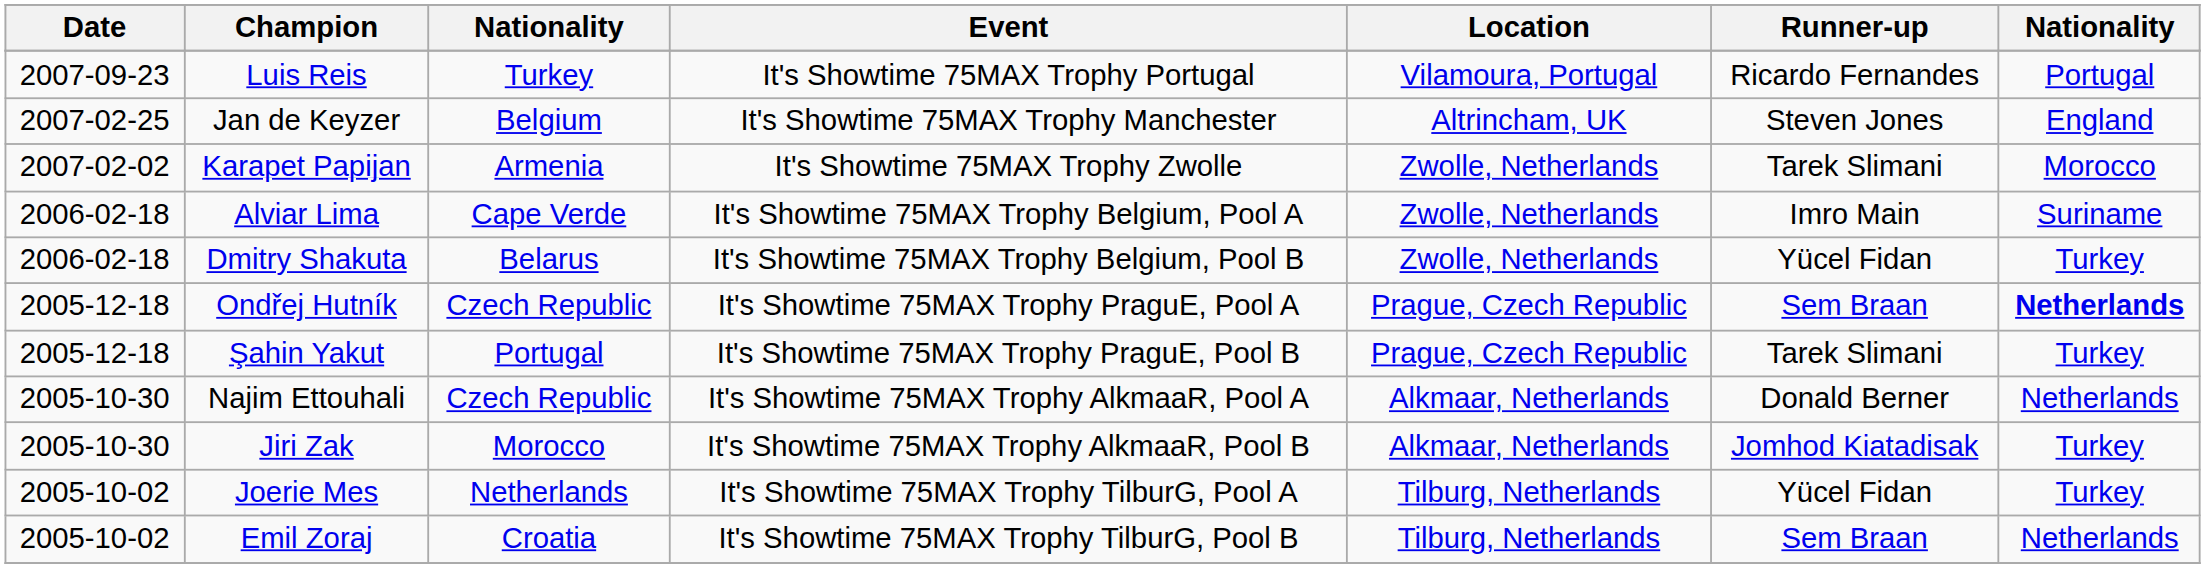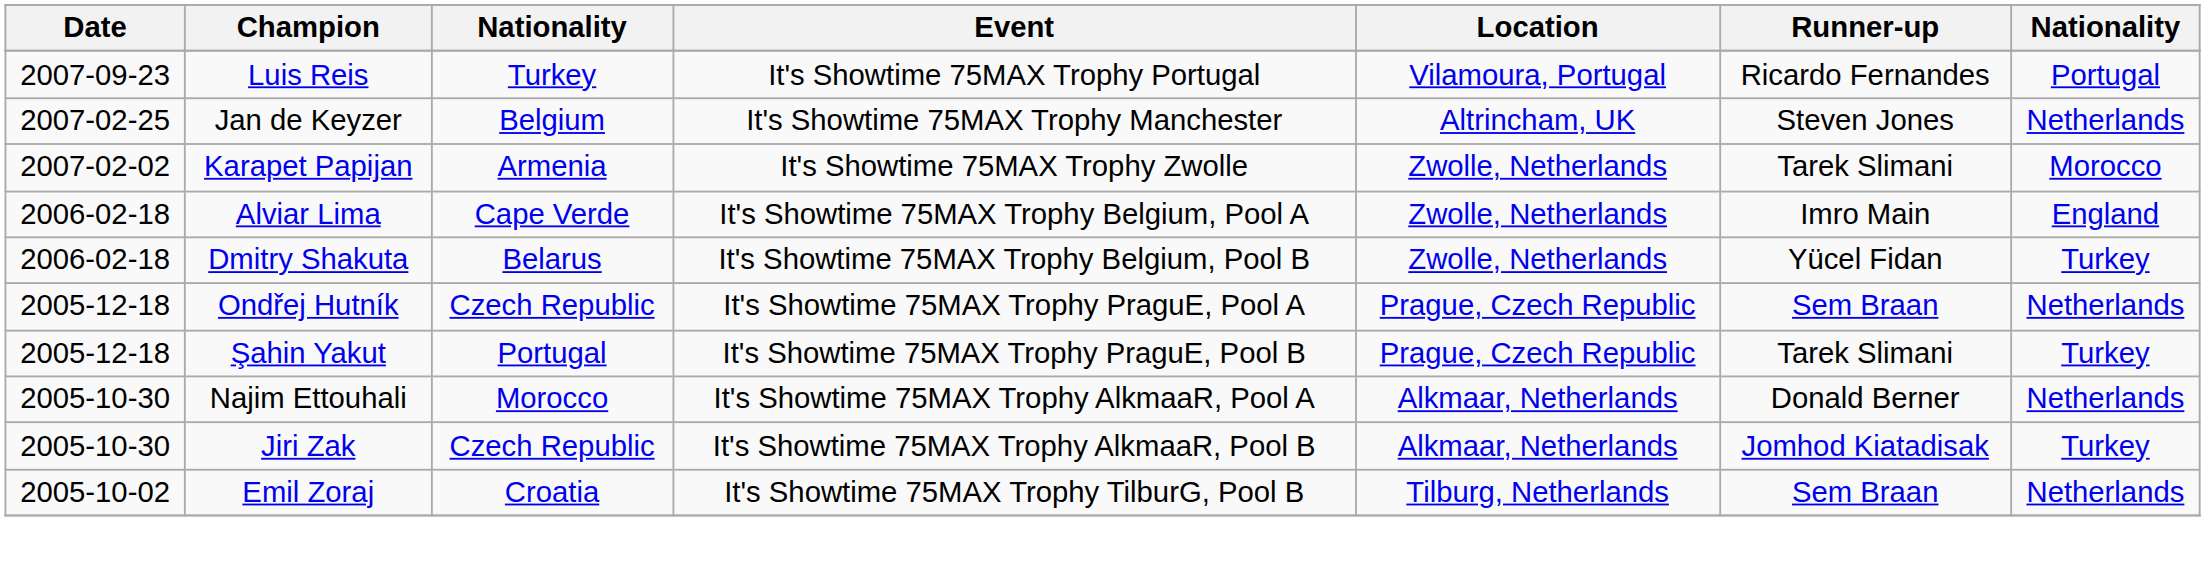(2100, 120) England -> (2105, 120) Netherlands
(2100, 213) Suriname -> (2105, 213) England
(2100, 306) bold -> (2105, 306) normal
(549, 399) Czech Republic -> (552, 399) Morocco
(549, 445) Morocco -> (552, 445) Czech Republic
- row: (307, 492)
